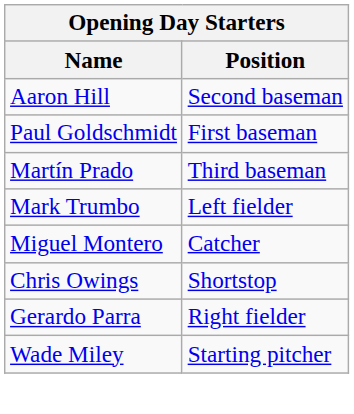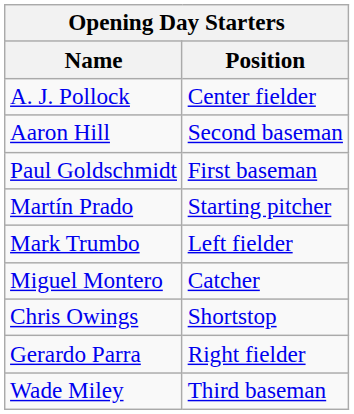+ row: (70, 96)
(257, 170) Third baseman -> (260, 206) Starting pitcher
(260, 354) Starting pitcher -> (257, 390) Third baseman
